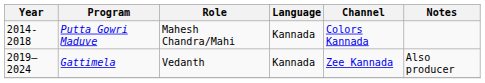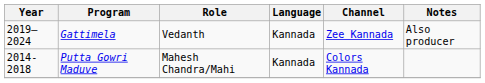rows swapped: (94, 35) <-> (88, 63)
